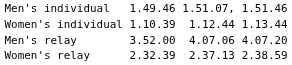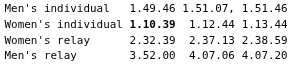(153, 24) normal -> (153, 24) bold
rows swapped: (41, 40) <-> (47, 56)
